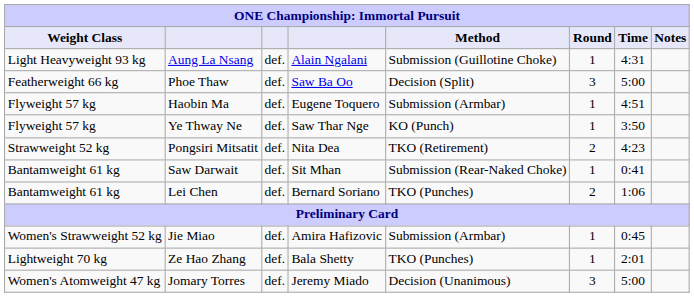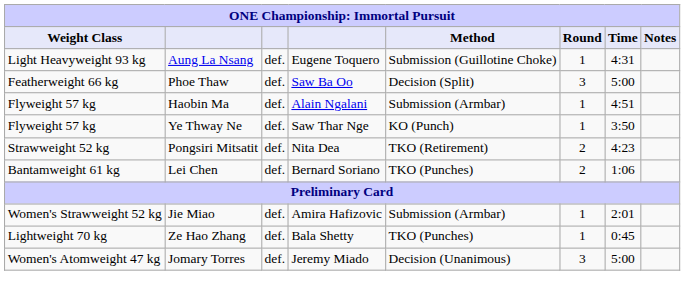(329, 59) Alain Ngalani -> (335, 59) Eugene Toquero
(335, 103) Eugene Toquero -> (329, 103) Alain Ngalani
- row: (203, 170)
(633, 236) 0:45 -> (623, 214) 2:01
(633, 259) 2:01 -> (623, 236) 0:45
